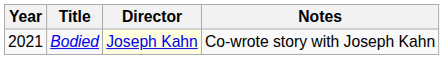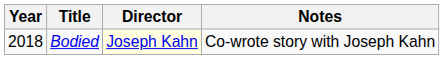(26, 41) 2021 -> (26, 41) 2018
